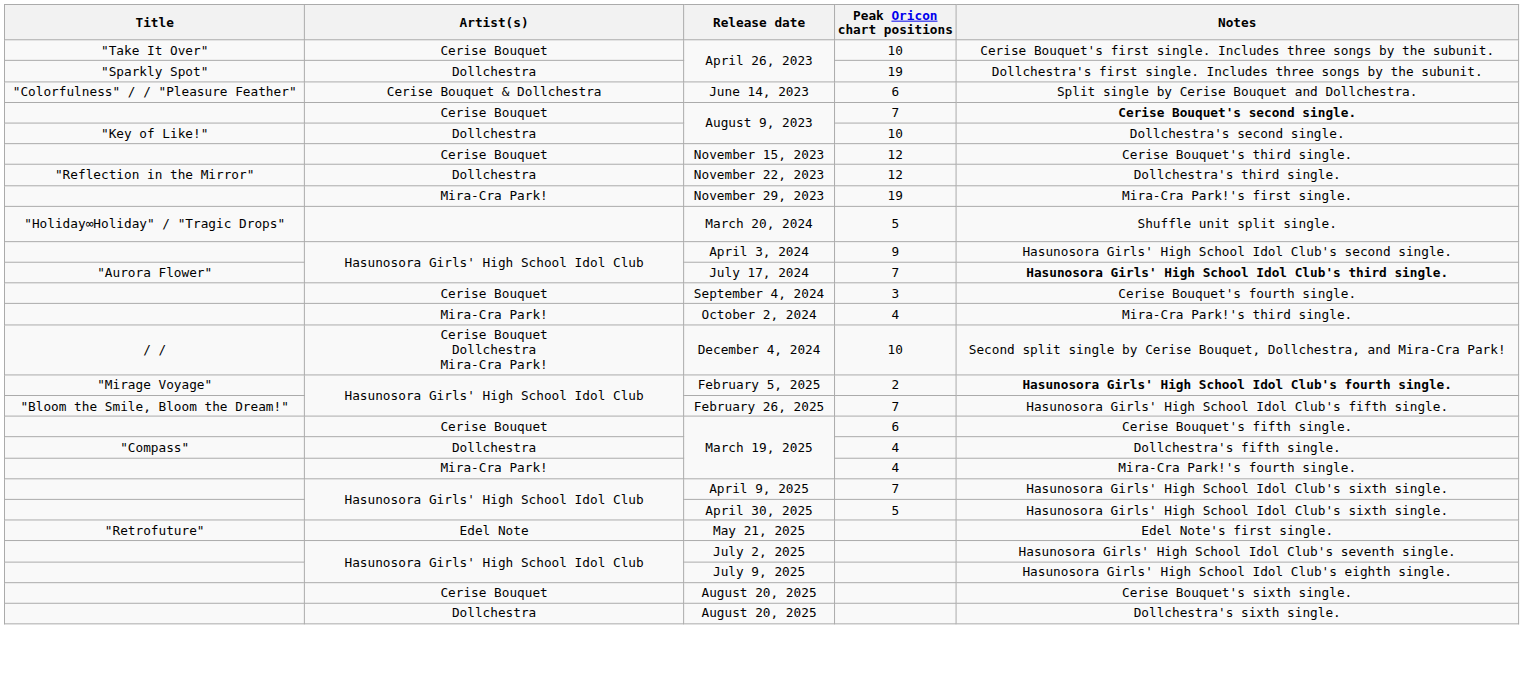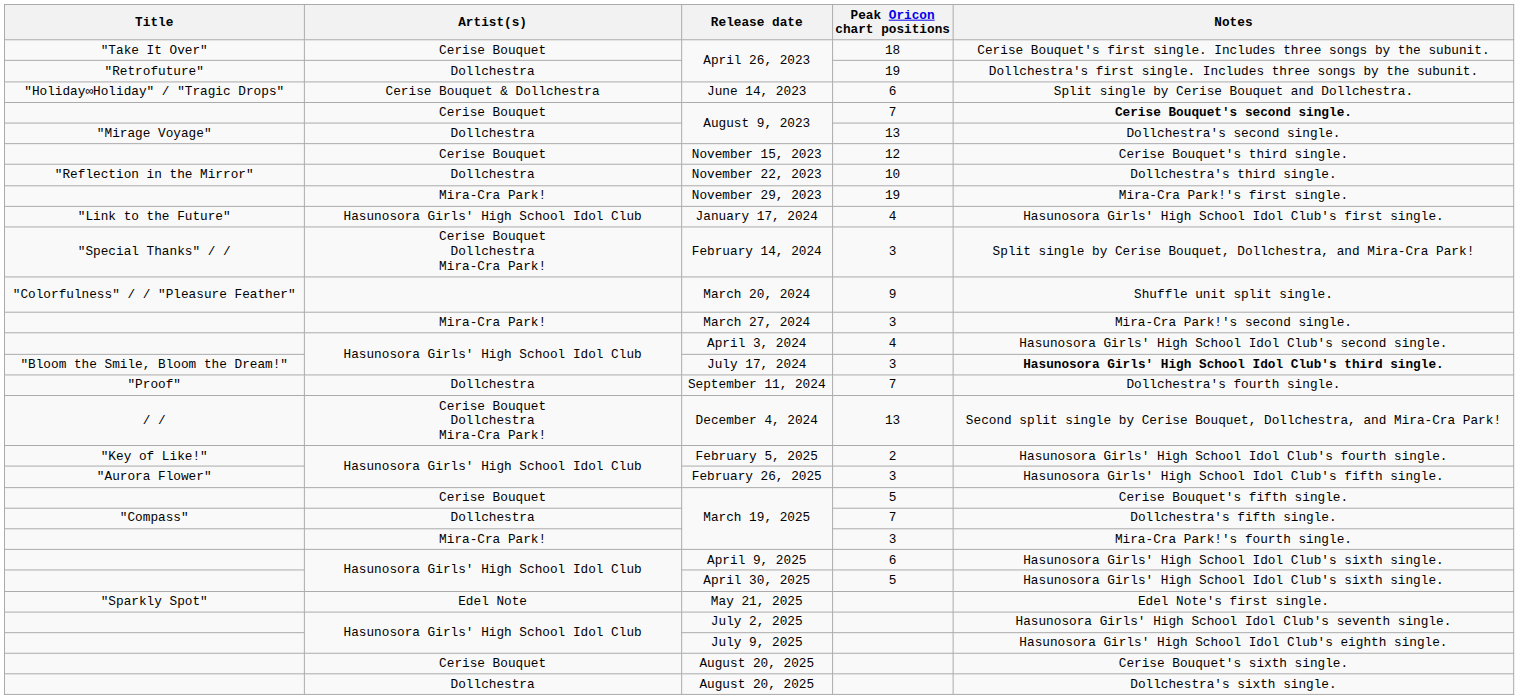(895, 50) 10 -> (893, 50) 18
(155, 71) "Sparkly Spot" -> (154, 71) "Retrofuture"
(155, 92) "Colorfulness" / / "Pleasure Feather" -> (154, 92) "Holiday∞Holiday" / "Tragic Drops"
(155, 133) "Key of Like!" -> (154, 133) "Mirage Voyage"
(895, 133) 10 -> (893, 133) 13
(895, 175) 12 -> (893, 175) 10
+ row: (493, 216)
+ row: (493, 252)
(155, 224) "Holiday∞Holiday" / "Tragic Drops" -> (154, 295) "Colorfulness" / / "Pleasure Feather"
(895, 224) 5 -> (893, 295) 9
+ row: (493, 323)
(895, 252) 9 -> (893, 344) 4
(155, 273) "Aurora Flower" -> (154, 364) "Bloom the Smile, Bloom the Dream!"
(895, 273) 7 -> (893, 364) 3
- row: (494, 293)
+ row: (493, 385)
- row: (494, 314)
(895, 350) 10 -> (893, 421) 13
(155, 385) "Mirage Voyage" -> (154, 456) "Key of Like!"
(1237, 385) bold -> (1233, 456) normal
(155, 406) "Bloom the Smile, Bloom the Dream!" -> (154, 477) "Aurora Flower"
(895, 406) 7 -> (893, 477) 3
(895, 427) 6 -> (893, 498) 5
(895, 447) 4 -> (893, 518) 7
(895, 468) 4 -> (893, 539) 3
(895, 489) 7 -> (893, 560) 6
(155, 530) "Retrofuture" -> (154, 601) "Sparkly Spot"
